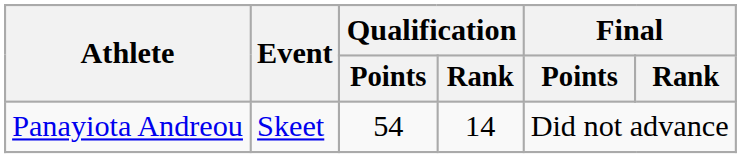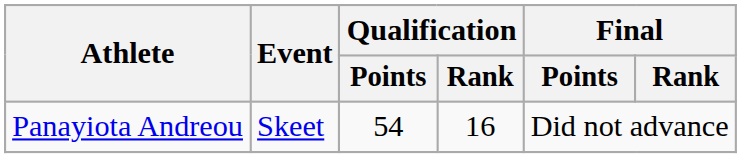(480, 126) 14 -> (480, 126) 16
